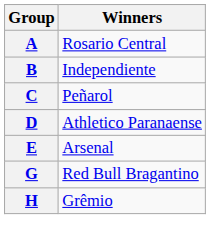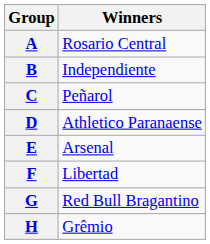+ row: (32, 174)
